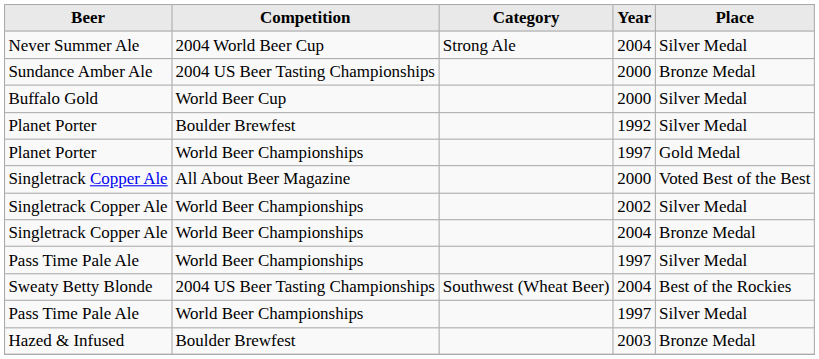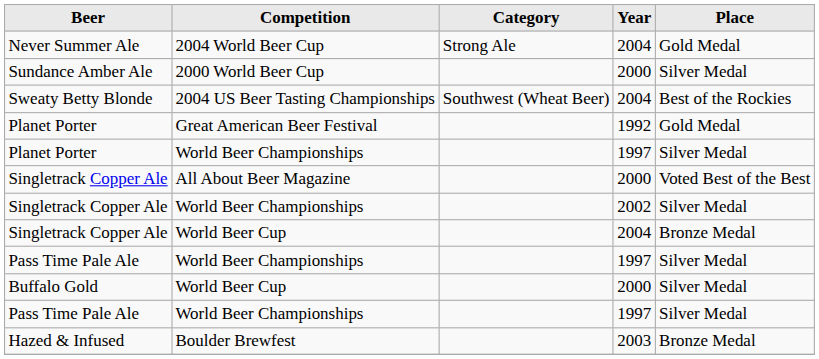(703, 44) Silver Medal -> (700, 44) Gold Medal
(305, 71) 2004 US Beer Tasting Championships -> (250, 71) 2000 World Beer Cup
(707, 71) Bronze Medal -> (703, 71) Silver Medal
rows swapped: (81, 286) <-> (53, 98)
(236, 125) Boulder Brewfest -> (276, 125) Great American Beer Festival
(703, 125) Silver Medal -> (700, 125) Gold Medal
(700, 152) Gold Medal -> (703, 152) Silver Medal
(269, 233) World Beer Championships -> (231, 233) World Beer Cup
